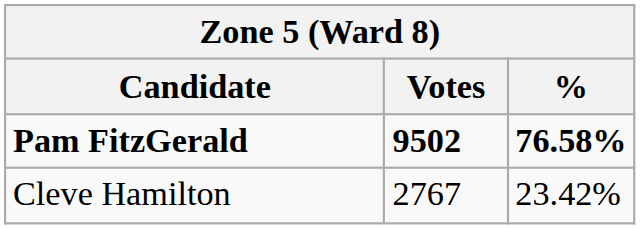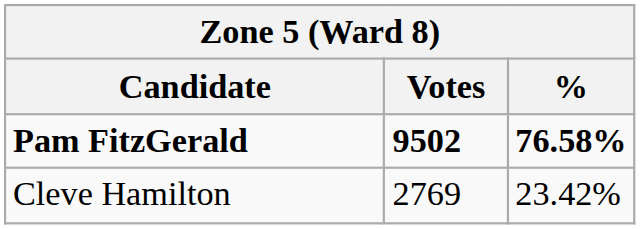(427, 194) 2767 -> (427, 194) 2769
